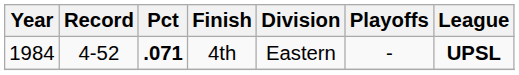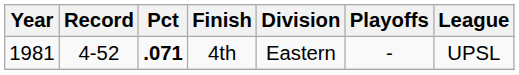(32, 52) 1984 -> (32, 52) 1981
(474, 52) bold -> (474, 52) normal
